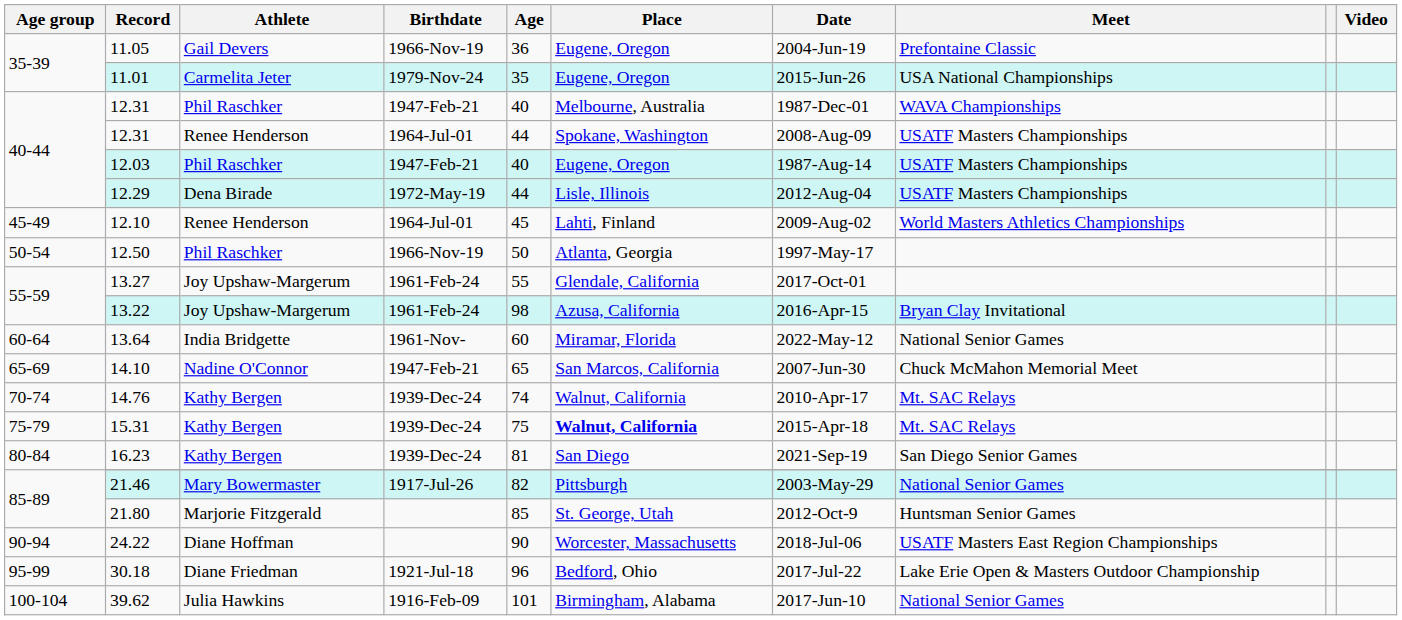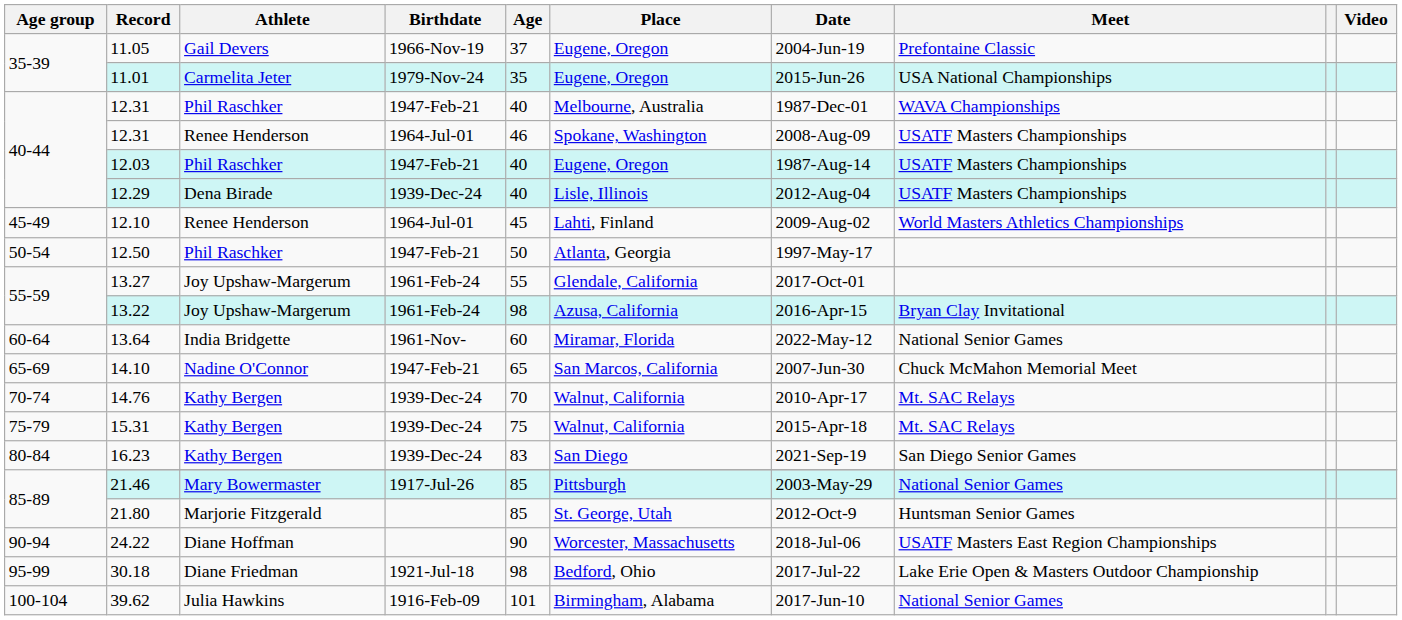(520, 48) 36 -> (519, 48) 37
(520, 135) 44 -> (519, 135) 46
(437, 193) 1972-May-19 -> (435, 193) 1939-Dec-24
(520, 193) 44 -> (519, 193) 40
(436, 251) 1966-Nov-19 -> (434, 251) 1947-Feb-21
(520, 397) 74 -> (519, 397) 70
(626, 426) bold -> (619, 426) normal
(520, 455) 81 -> (519, 455) 83
(520, 484) 82 -> (519, 484) 85
(520, 571) 96 -> (519, 571) 98
